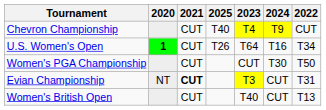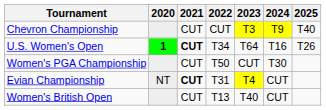columns swapped: (306, 13) <-> (220, 13)
(249, 30) T4 -> (249, 30) T3
(192, 47) normal -> (192, 47) bold
(249, 80) T3 -> (249, 80) T4
